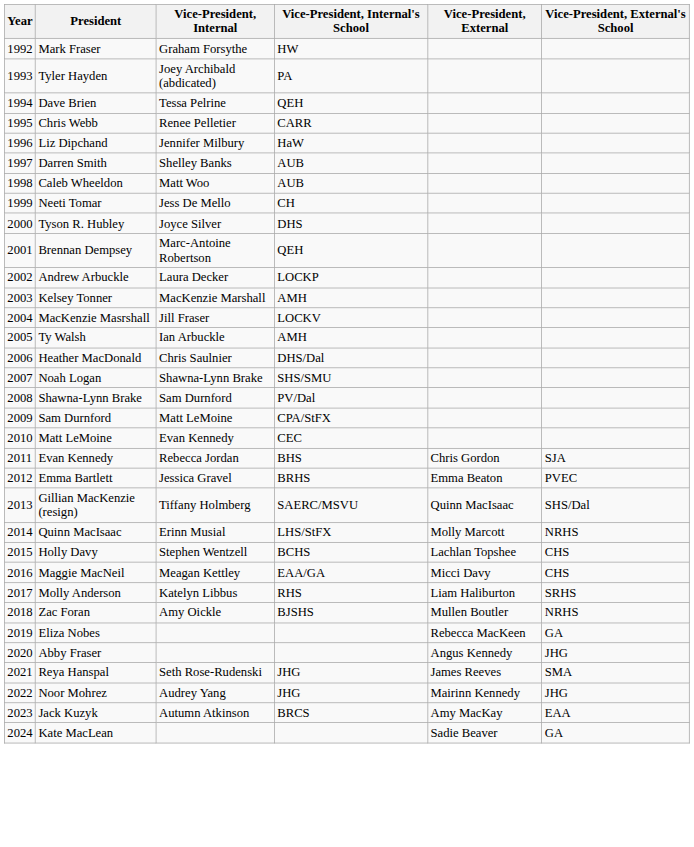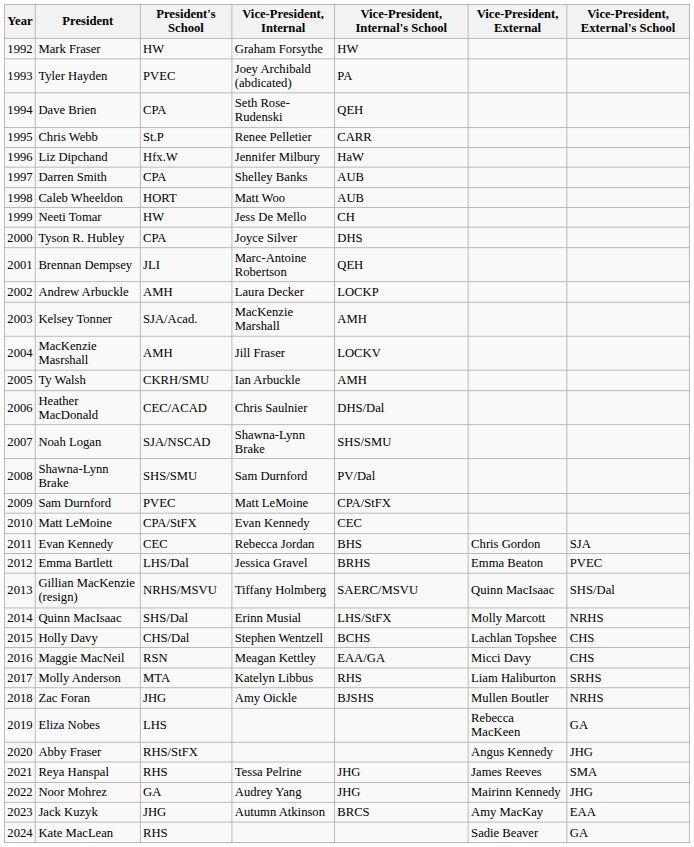+ column: (186, 21)
(192, 103) Tessa Pelrine -> (262, 110) Seth Rose-Rudenski
(210, 672) Seth Rose-Rudenski -> (268, 772) Tessa Pelrine
